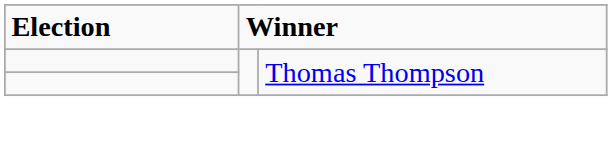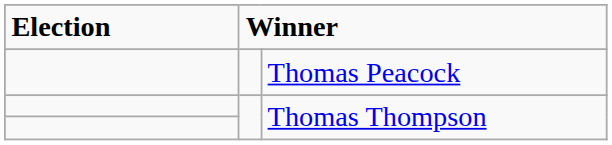+ row: (122, 72)
